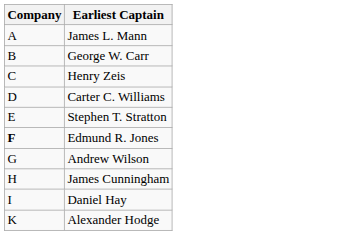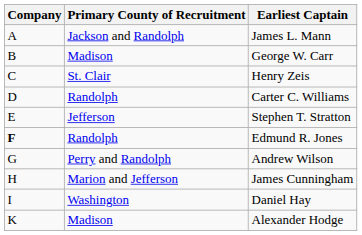+ column: (156, 14)
